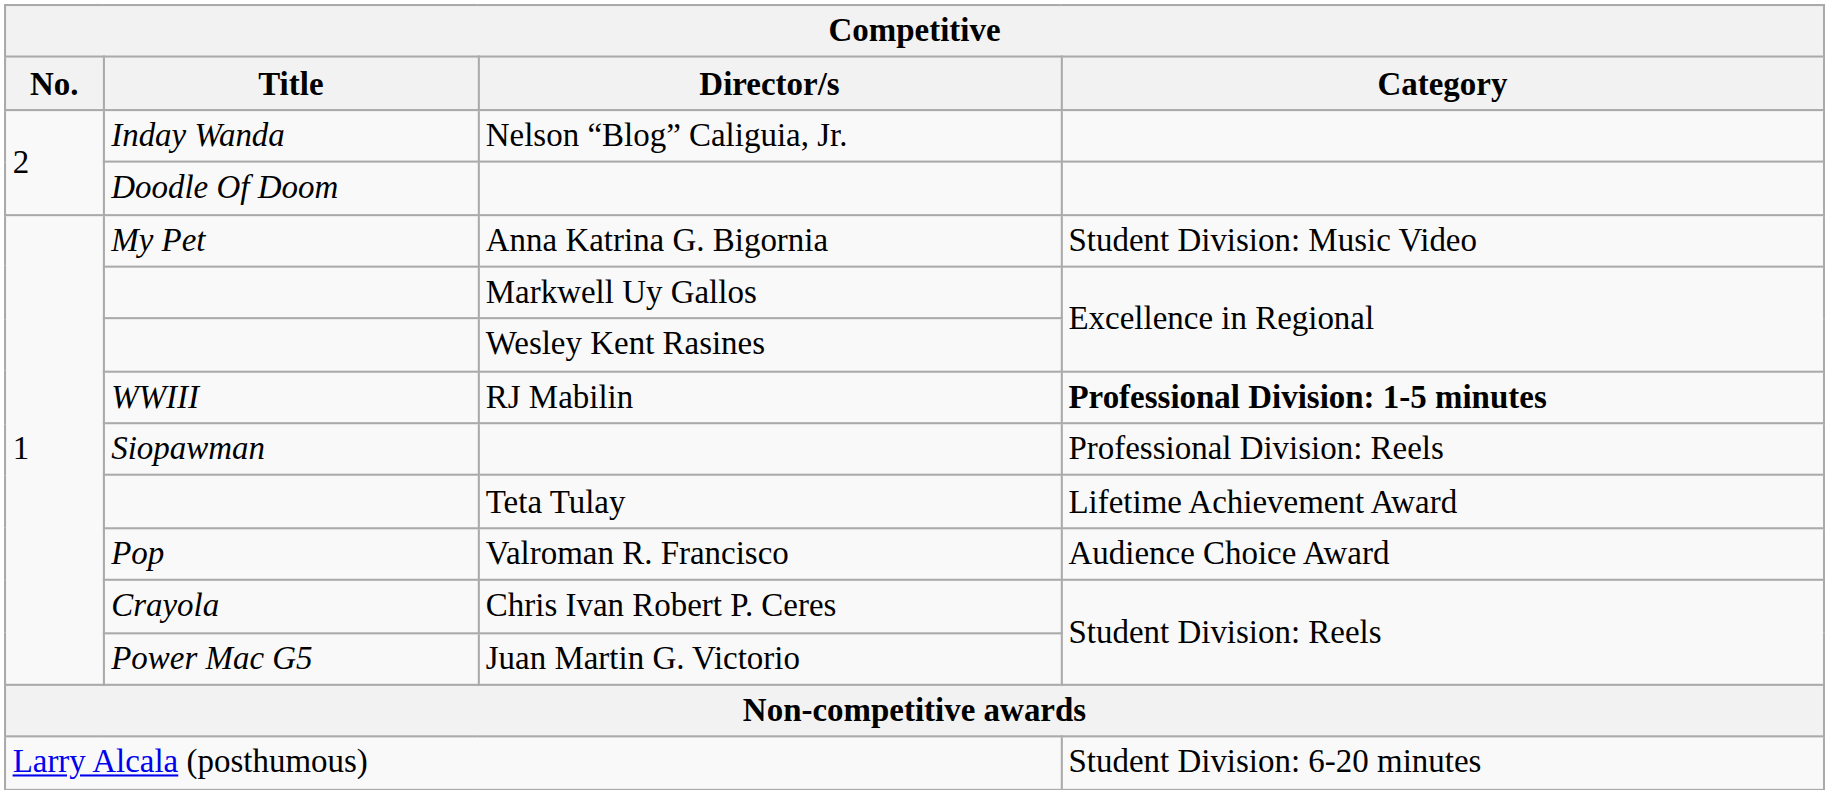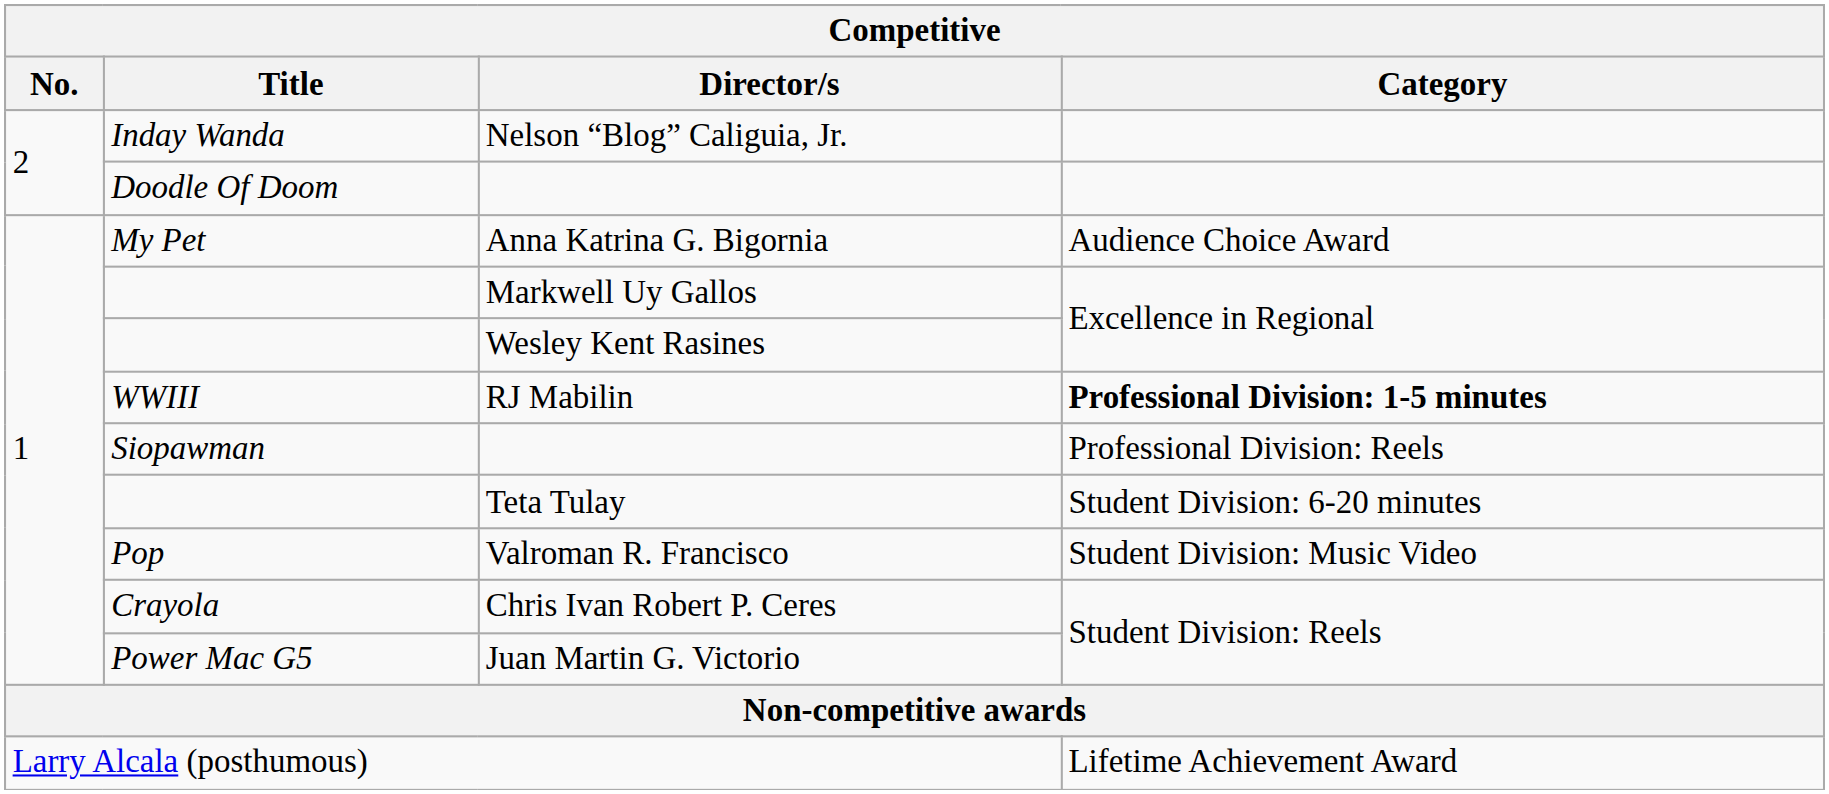(1273, 239) Student Division: Music Video -> (1229, 239) Audience Choice Award
(1263, 501) Lifetime Achievement Award -> (1275, 501) Student Division: 6-20 minutes
(1229, 553) Audience Choice Award -> (1273, 553) Student Division: Music Video
(1275, 762) Student Division: 6-20 minutes -> (1263, 762) Lifetime Achievement Award
